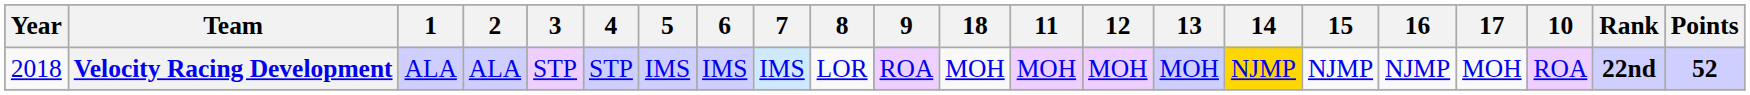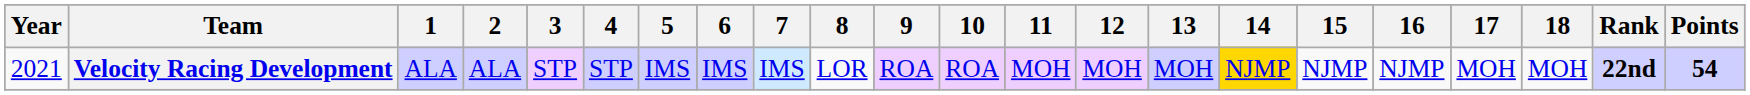columns swapped: (1560, 25) <-> (975, 25)
(36, 67) 2018 -> (36, 67) 2021
(1705, 67) 52 -> (1705, 67) 54
